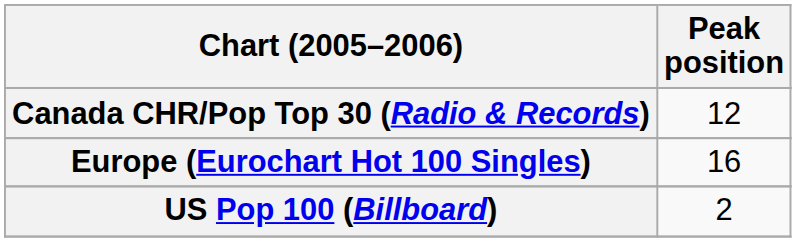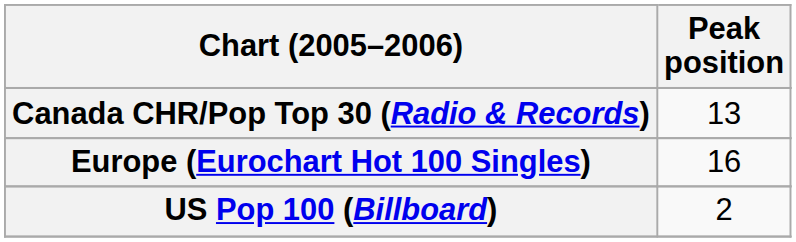(724, 112) 12 -> (724, 112) 13
